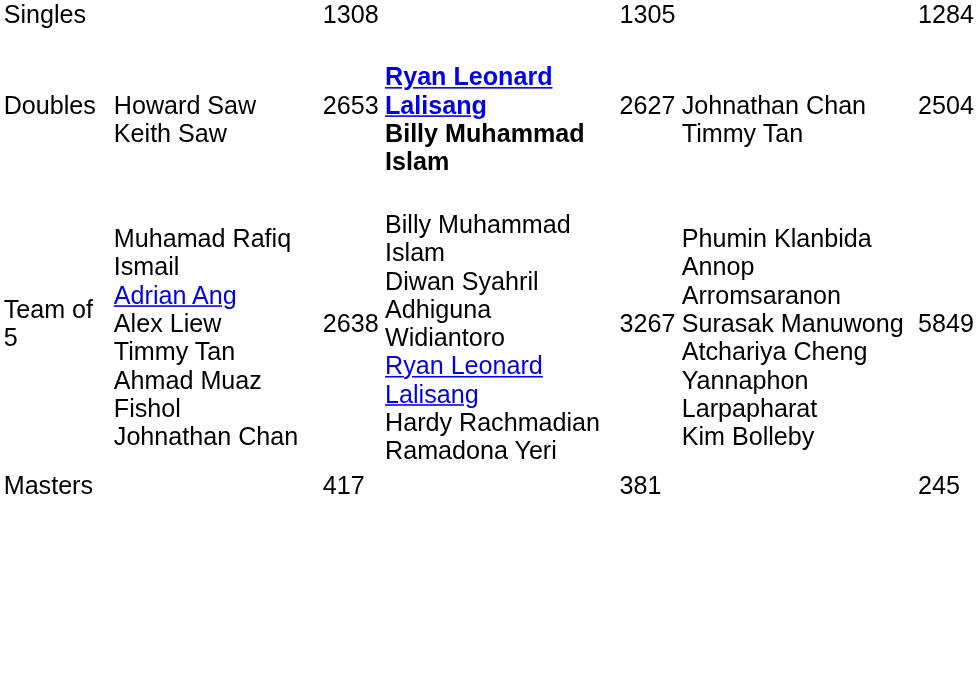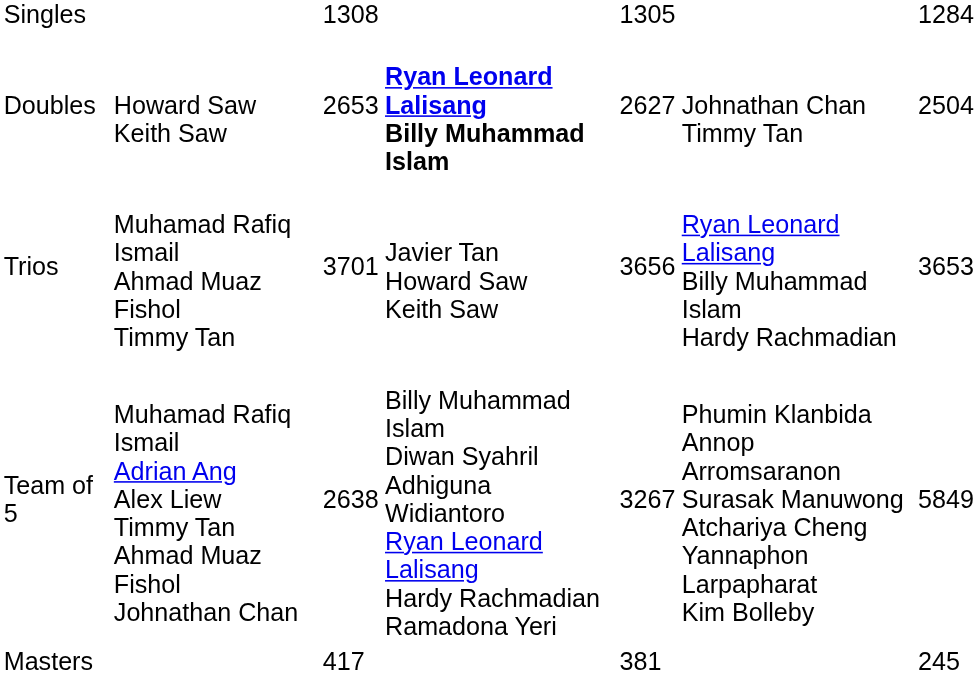+ row: (31, 267)
